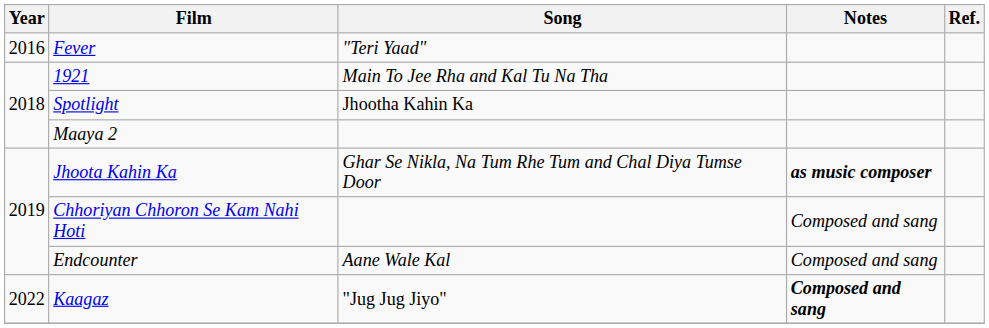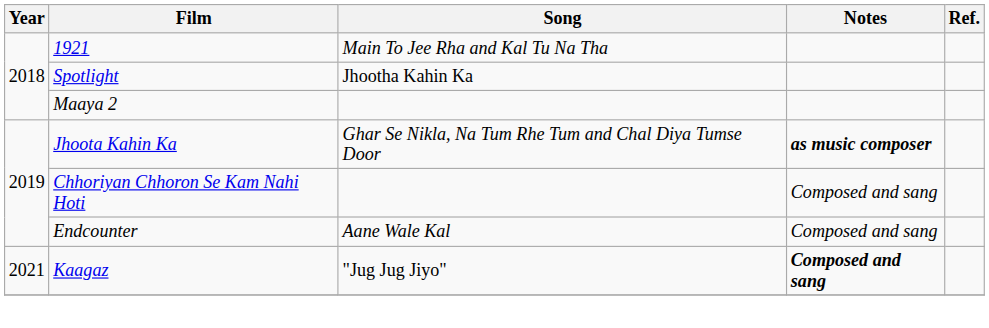- row: (74, 47)
(27, 299) 2022 -> (27, 270) 2021
